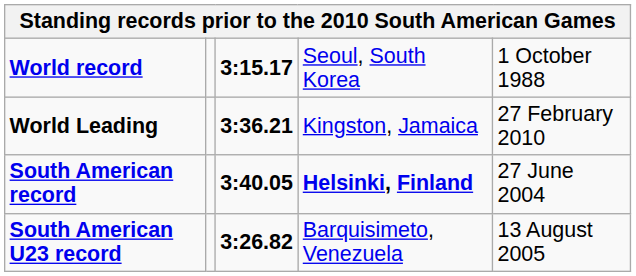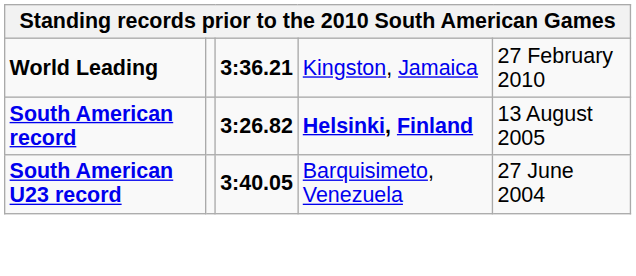- row: (76, 67)
(257, 183) 3:40.05 -> (257, 125) 3:26.82
(536, 183) 27 June 2004 -> (545, 125) 13 August 2005
(257, 241) 3:26.82 -> (257, 183) 3:40.05
(545, 241) 13 August 2005 -> (536, 183) 27 June 2004
